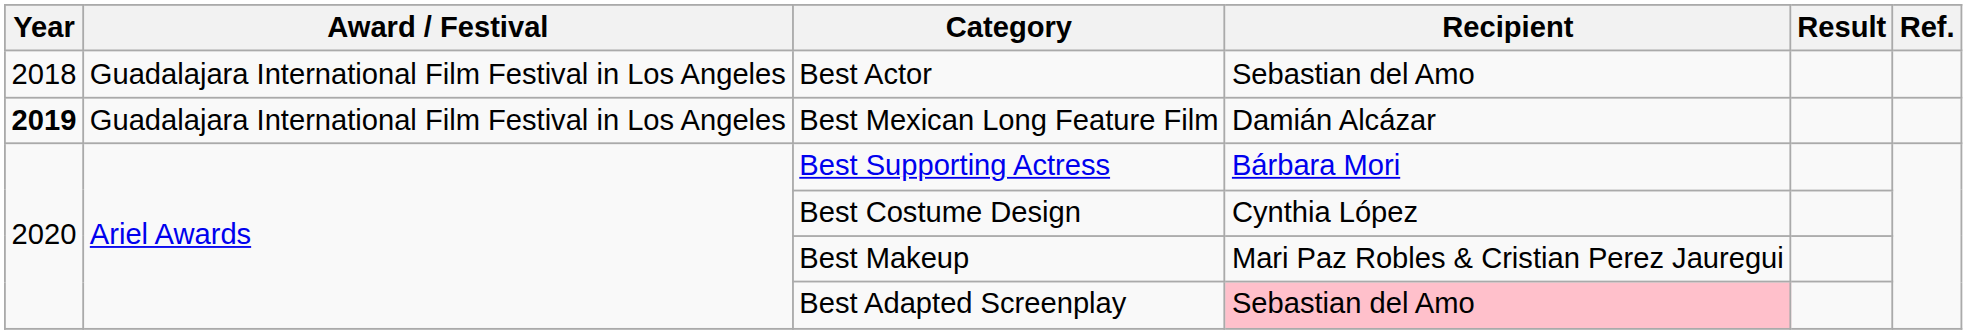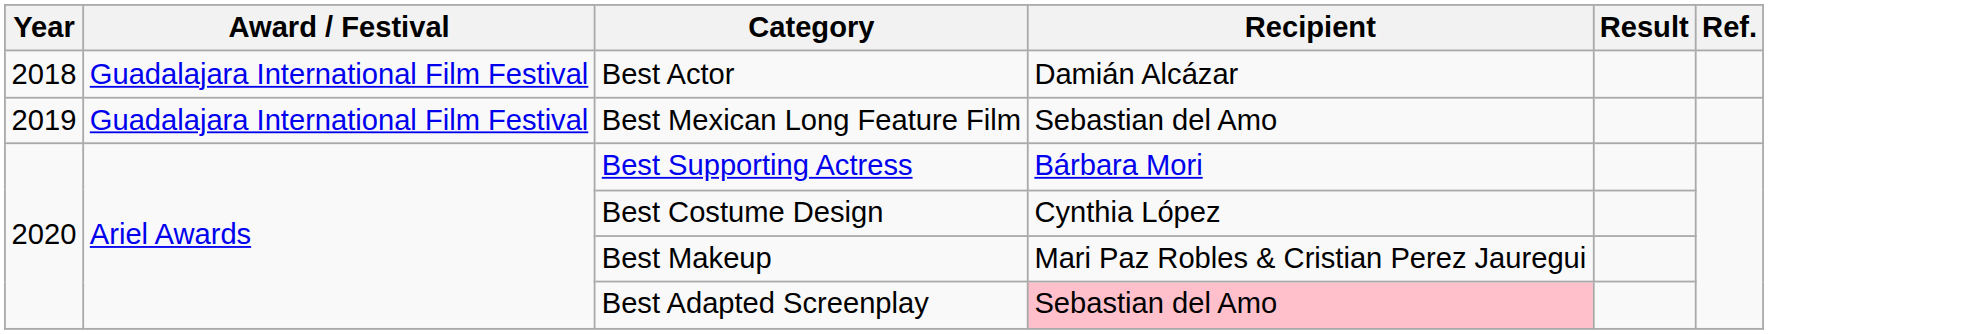(438, 73) Guadalajara International Film Festival in Los Angeles -> (339, 73) Guadalajara International Film Festival
(1353, 73) Sebastian del Amo -> (1136, 73) Damián Alcázar
(44, 119) bold -> (44, 119) normal
(438, 119) Guadalajara International Film Festival in Los Angeles -> (339, 119) Guadalajara International Film Festival
(1334, 119) Damián Alcázar -> (1156, 119) Sebastian del Amo
